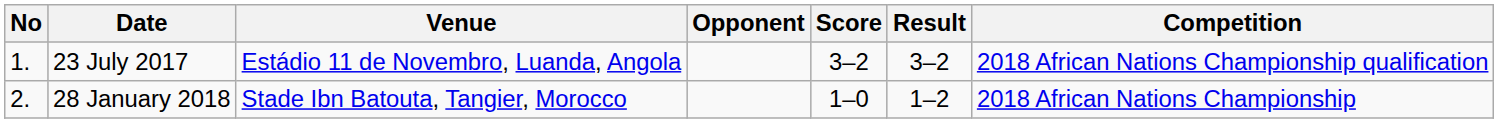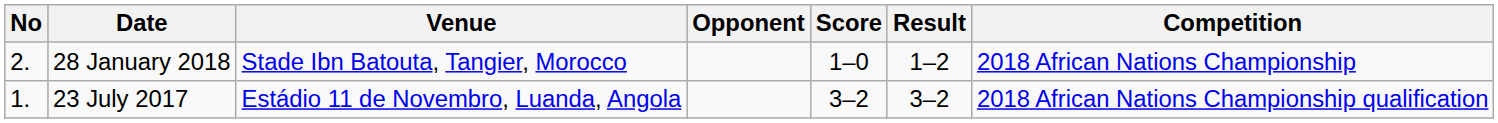rows swapped: (121, 61) <-> (142, 99)
